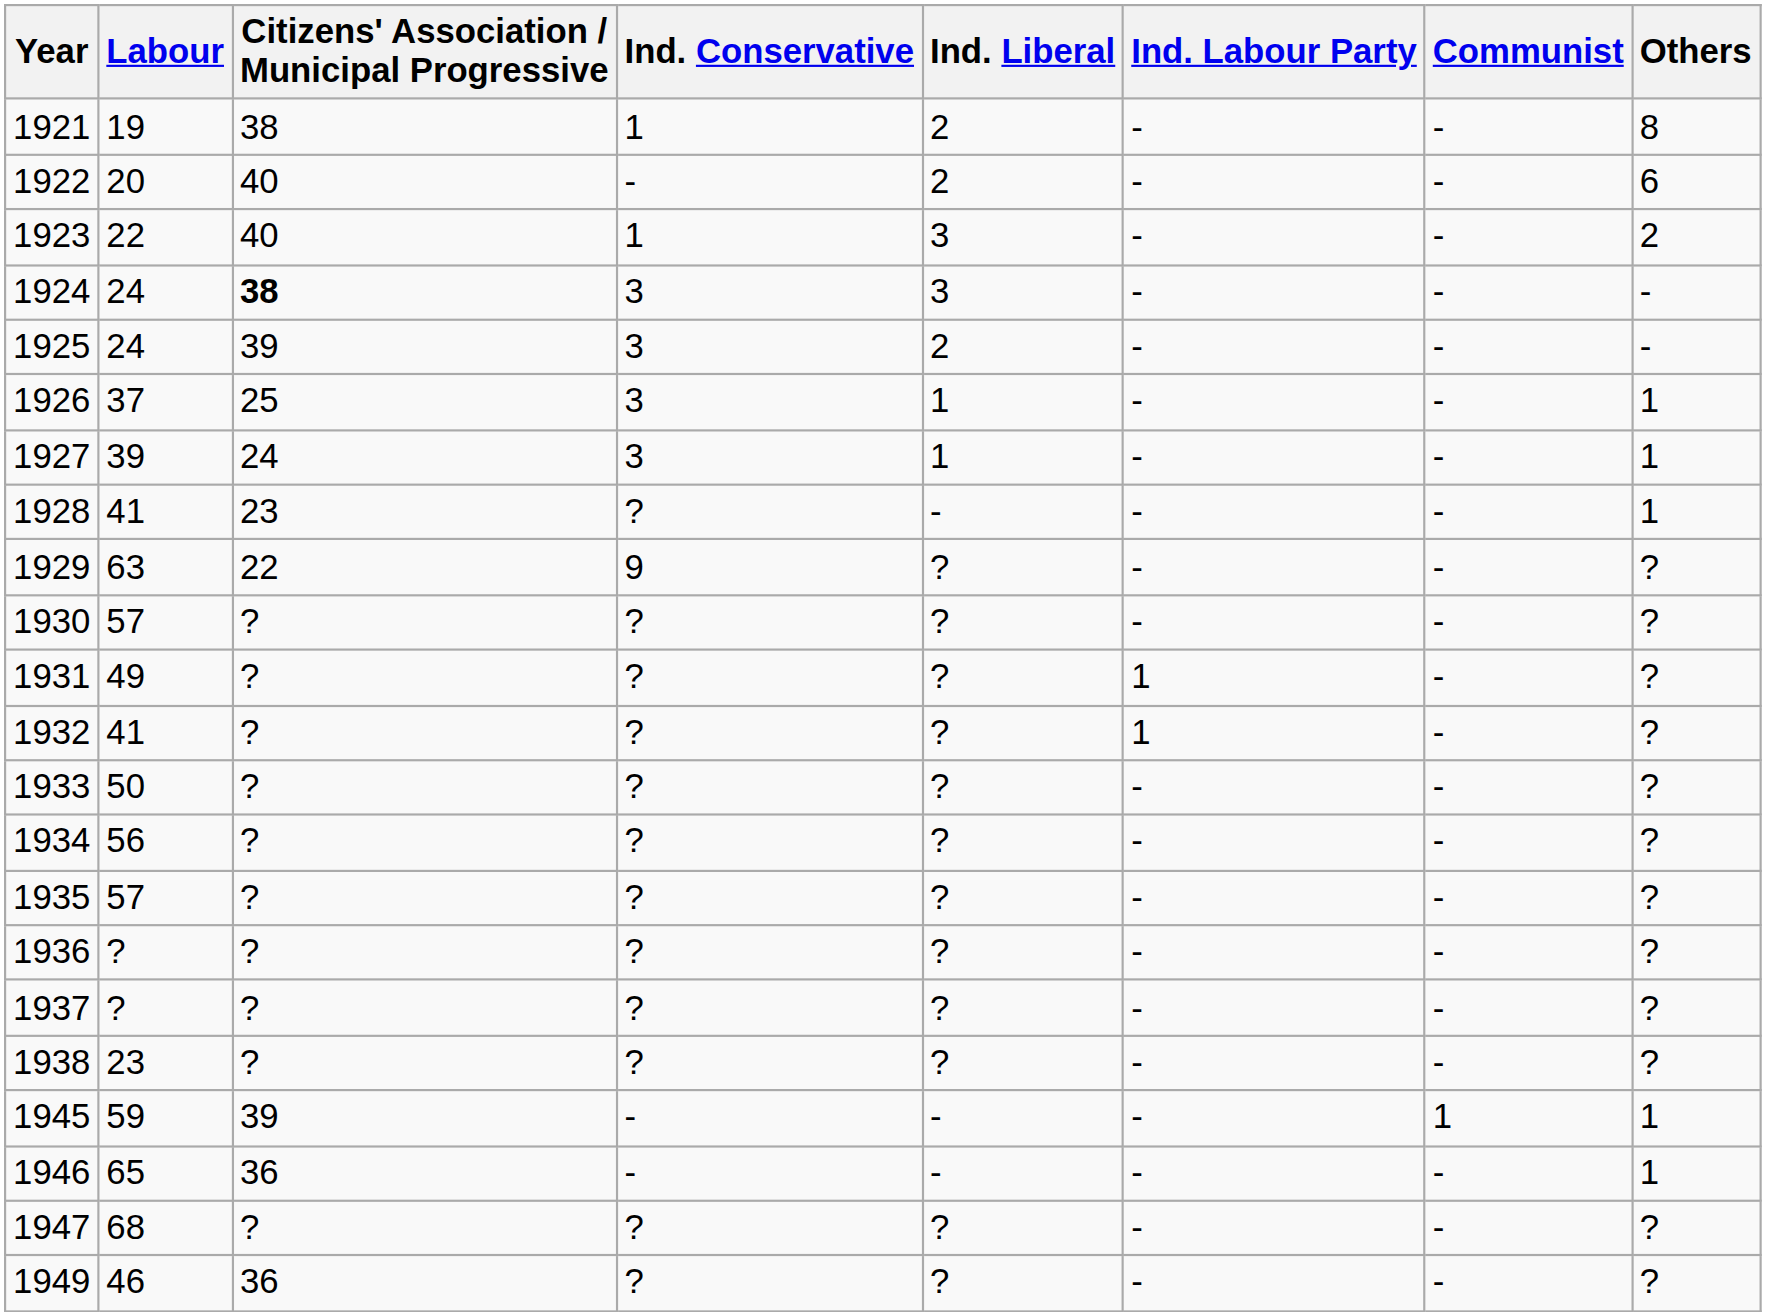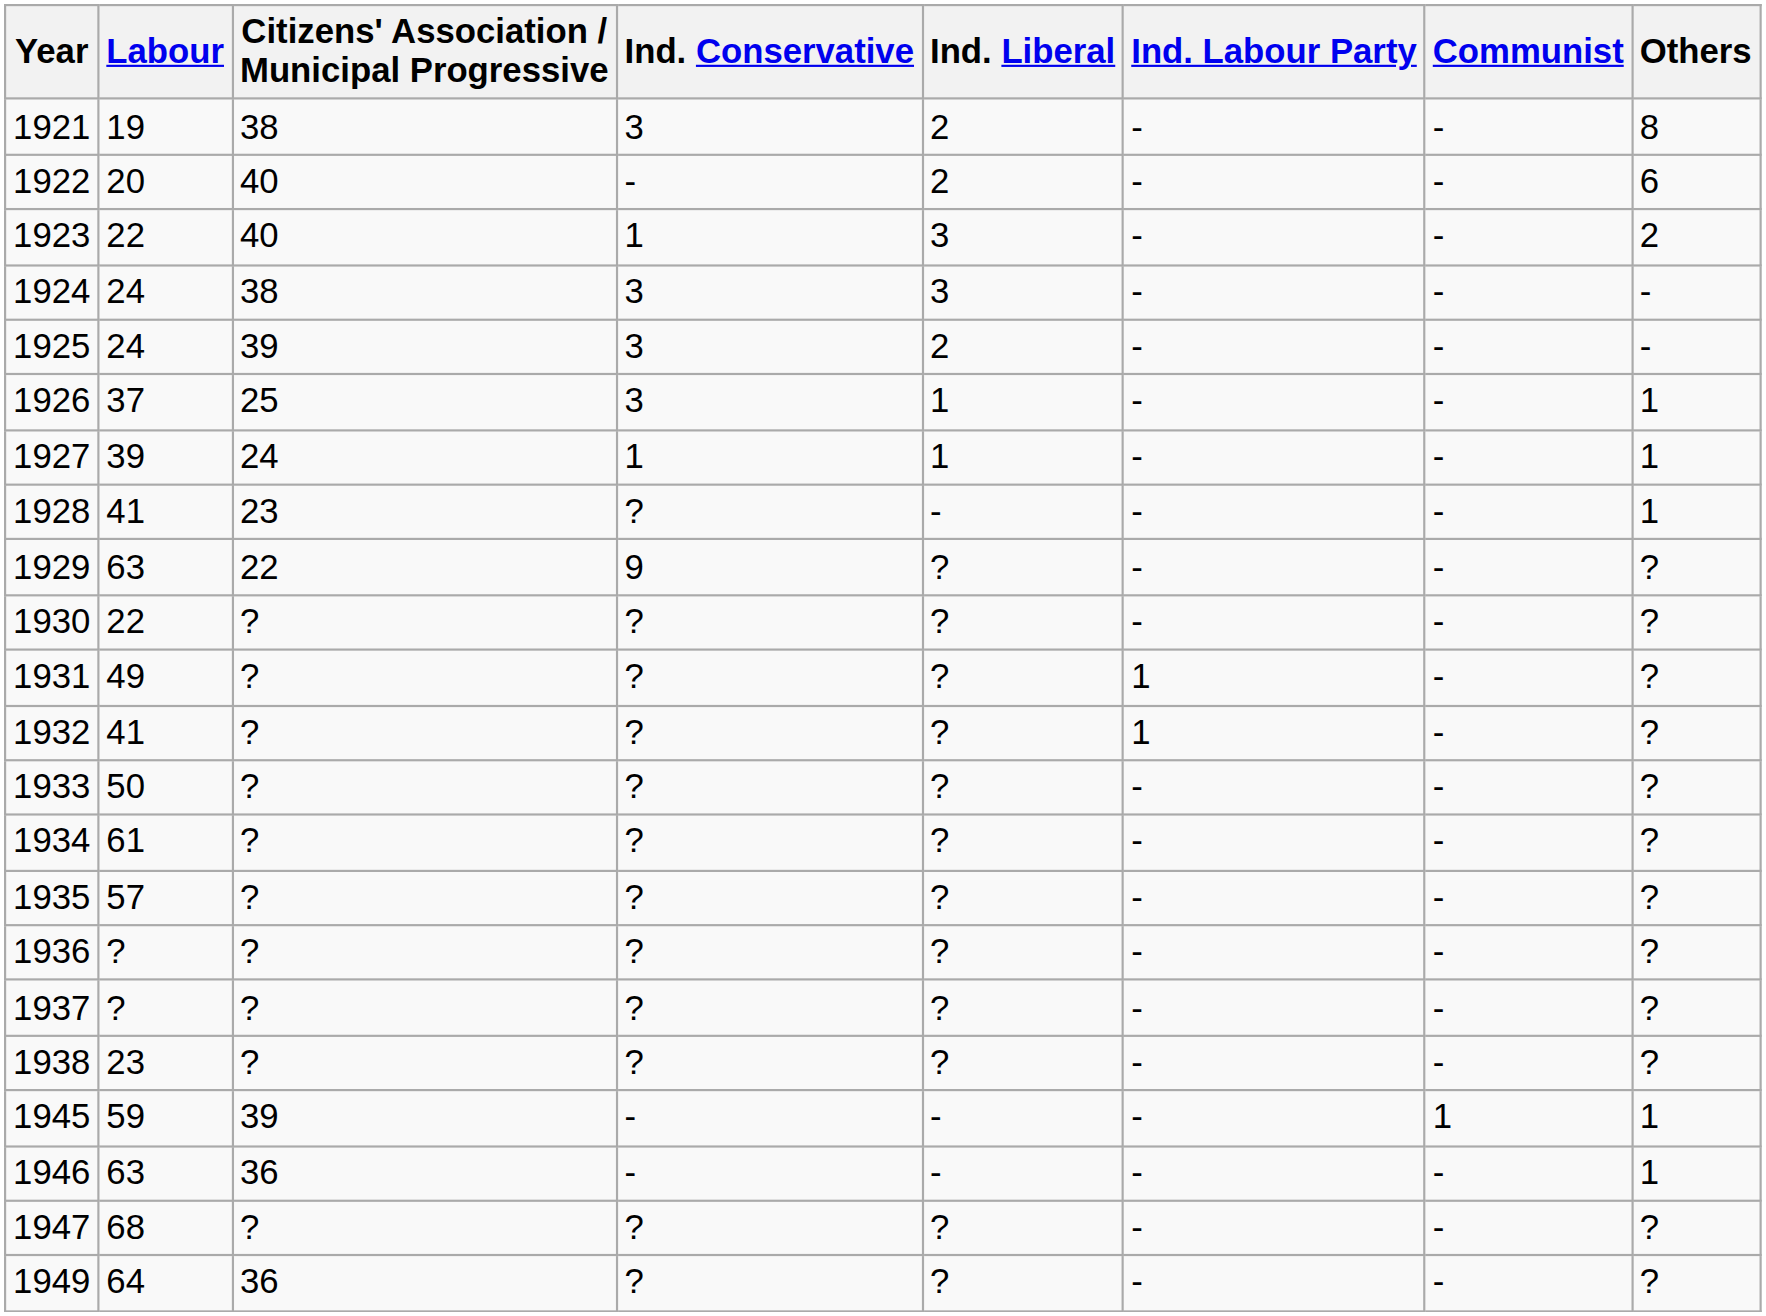(634, 126) 1 -> (634, 126) 3
(259, 291) bold -> (259, 291) normal
(634, 456) 3 -> (634, 456) 1
(126, 621) 57 -> (126, 621) 22
(126, 841) 56 -> (126, 841) 61
(126, 1172) 65 -> (126, 1172) 63
(126, 1282) 46 -> (126, 1282) 64
